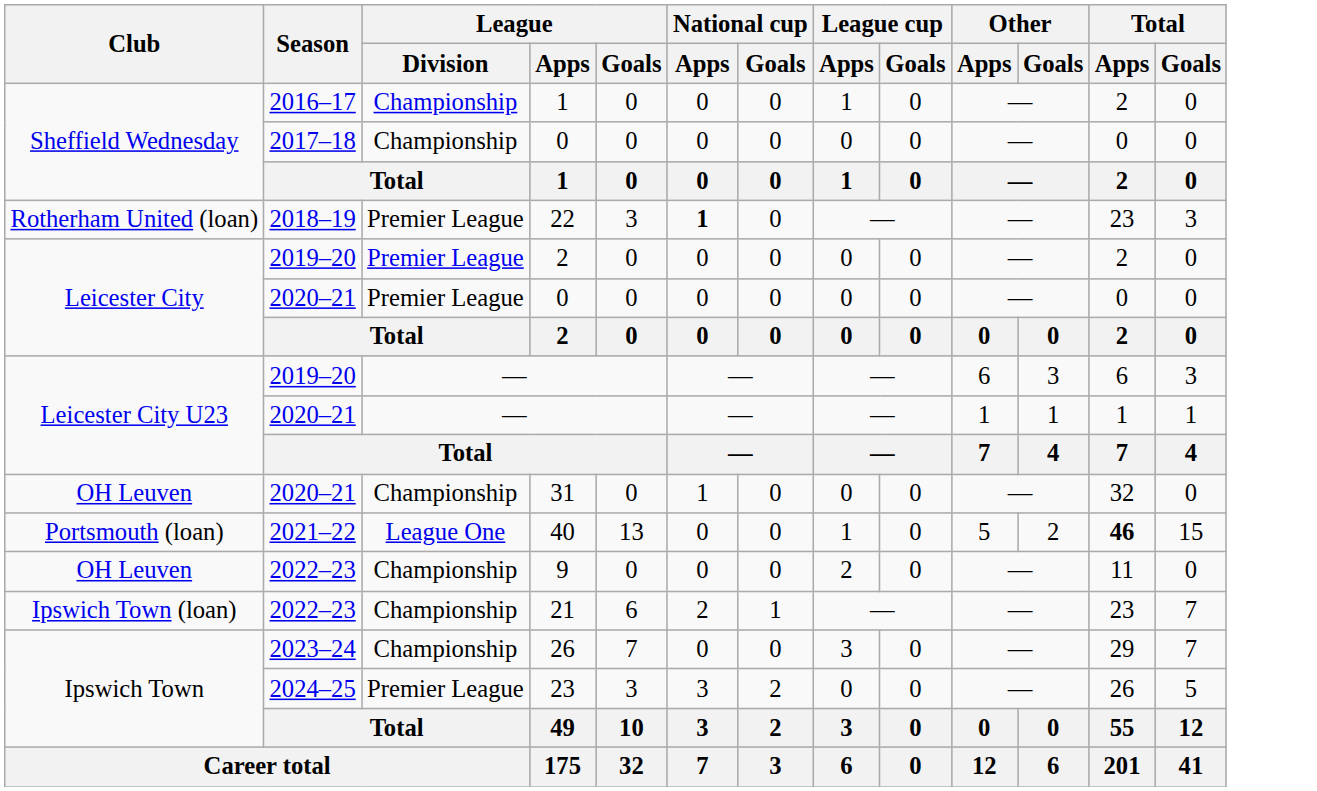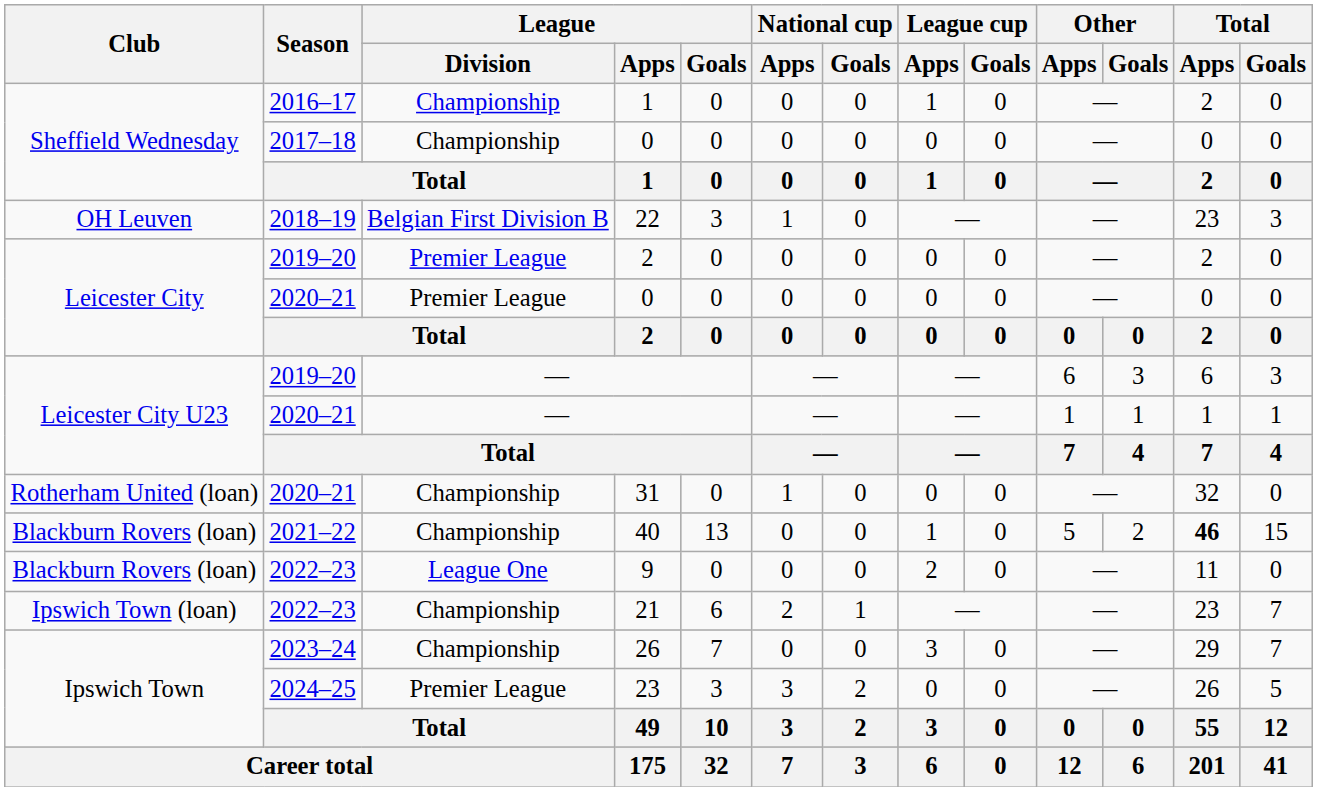(134, 219) Rotherham United (loan) -> (134, 219) OH Leuven
(445, 219) Premier League -> (488, 219) Belgian First Division B
(702, 219) bold -> (787, 219) normal
(134, 492) OH Leuven -> (134, 492) Rotherham United (loan)
(134, 532) Portsmouth (loan) -> (134, 532) Blackburn Rovers (loan)
(445, 532) League One -> (488, 532) Championship
(134, 571) OH Leuven -> (134, 571) Blackburn Rovers (loan)
(445, 571) Championship -> (488, 571) League One
